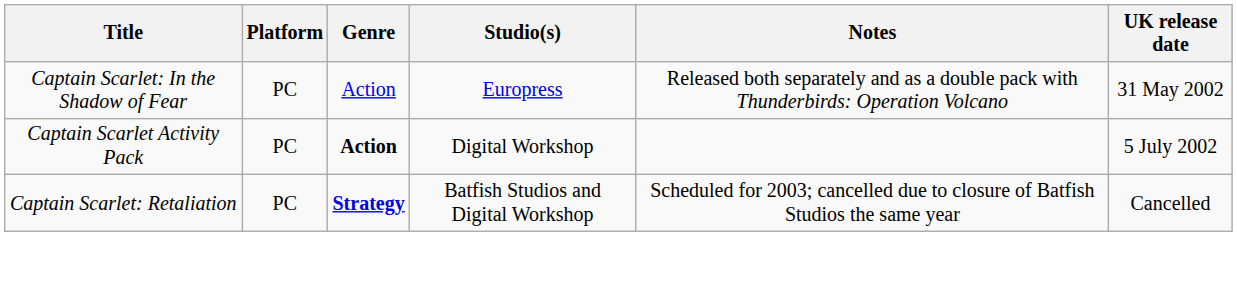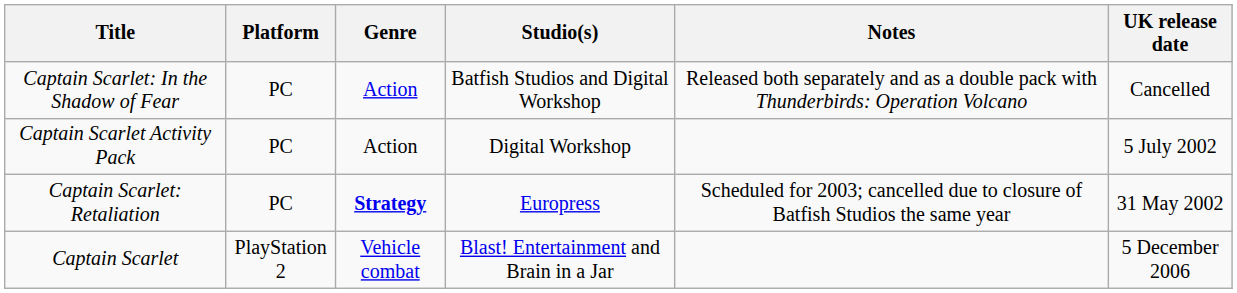(523, 89) Europress -> (560, 89) Batfish Studios and Digital Workshop
(1171, 89) 31 May 2002 -> (1170, 89) Cancelled
(369, 146) bold -> (390, 146) normal
(523, 203) Batfish Studios and Digital Workshop -> (560, 203) Europress
(1171, 203) Cancelled -> (1170, 203) 31 May 2002
+ row: (115, 259)
